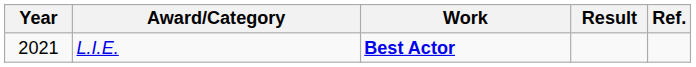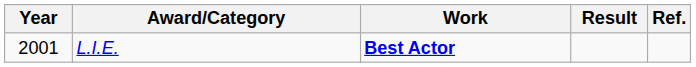(38, 47) 2021 -> (38, 47) 2001
